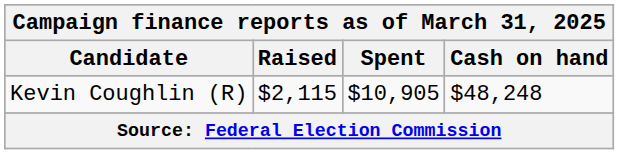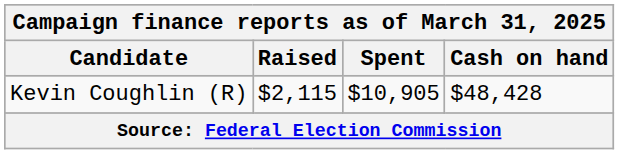(496, 94) $48,248 -> (496, 94) $48,428
